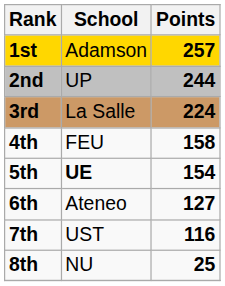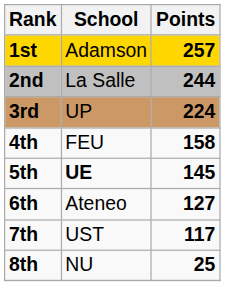(79, 81) UP -> (100, 81) La Salle
(100, 111) La Salle -> (79, 111) UP
(199, 173) 154 -> (199, 173) 145
(200, 234) 116 -> (200, 234) 117
